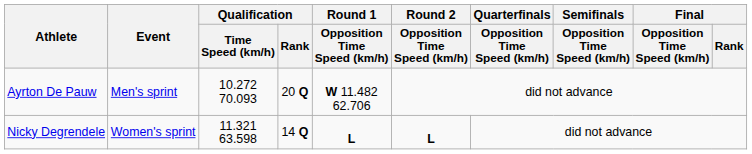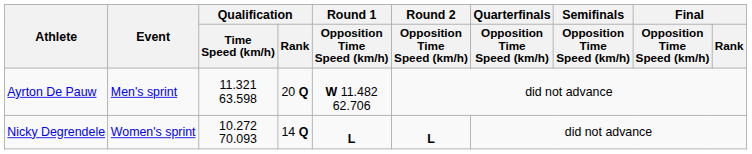(238, 92) 10.272 70.093 -> (238, 92) 11.321 63.598
(238, 132) 11.321 63.598 -> (238, 132) 10.272 70.093
